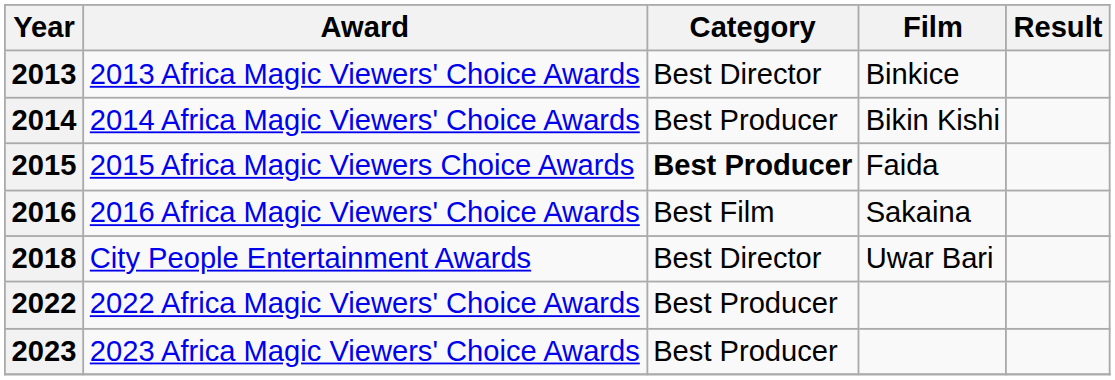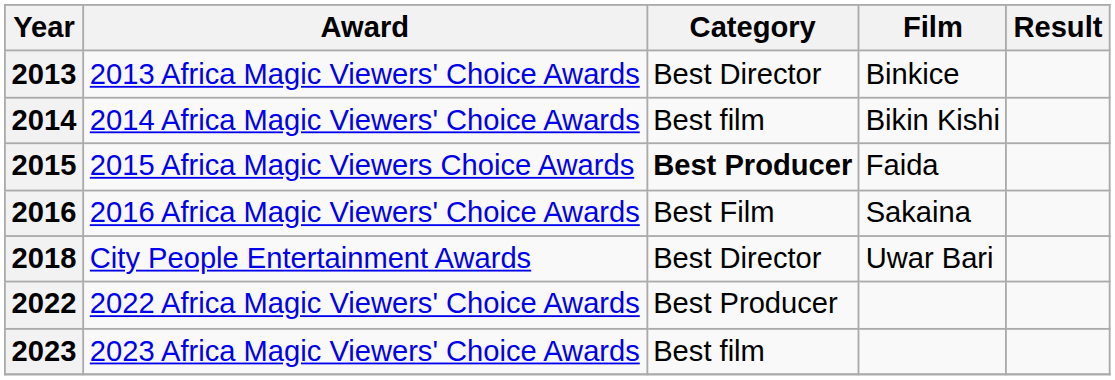(745, 119) Best Producer -> (709, 119) Best film
(745, 350) Best Producer -> (709, 350) Best film
